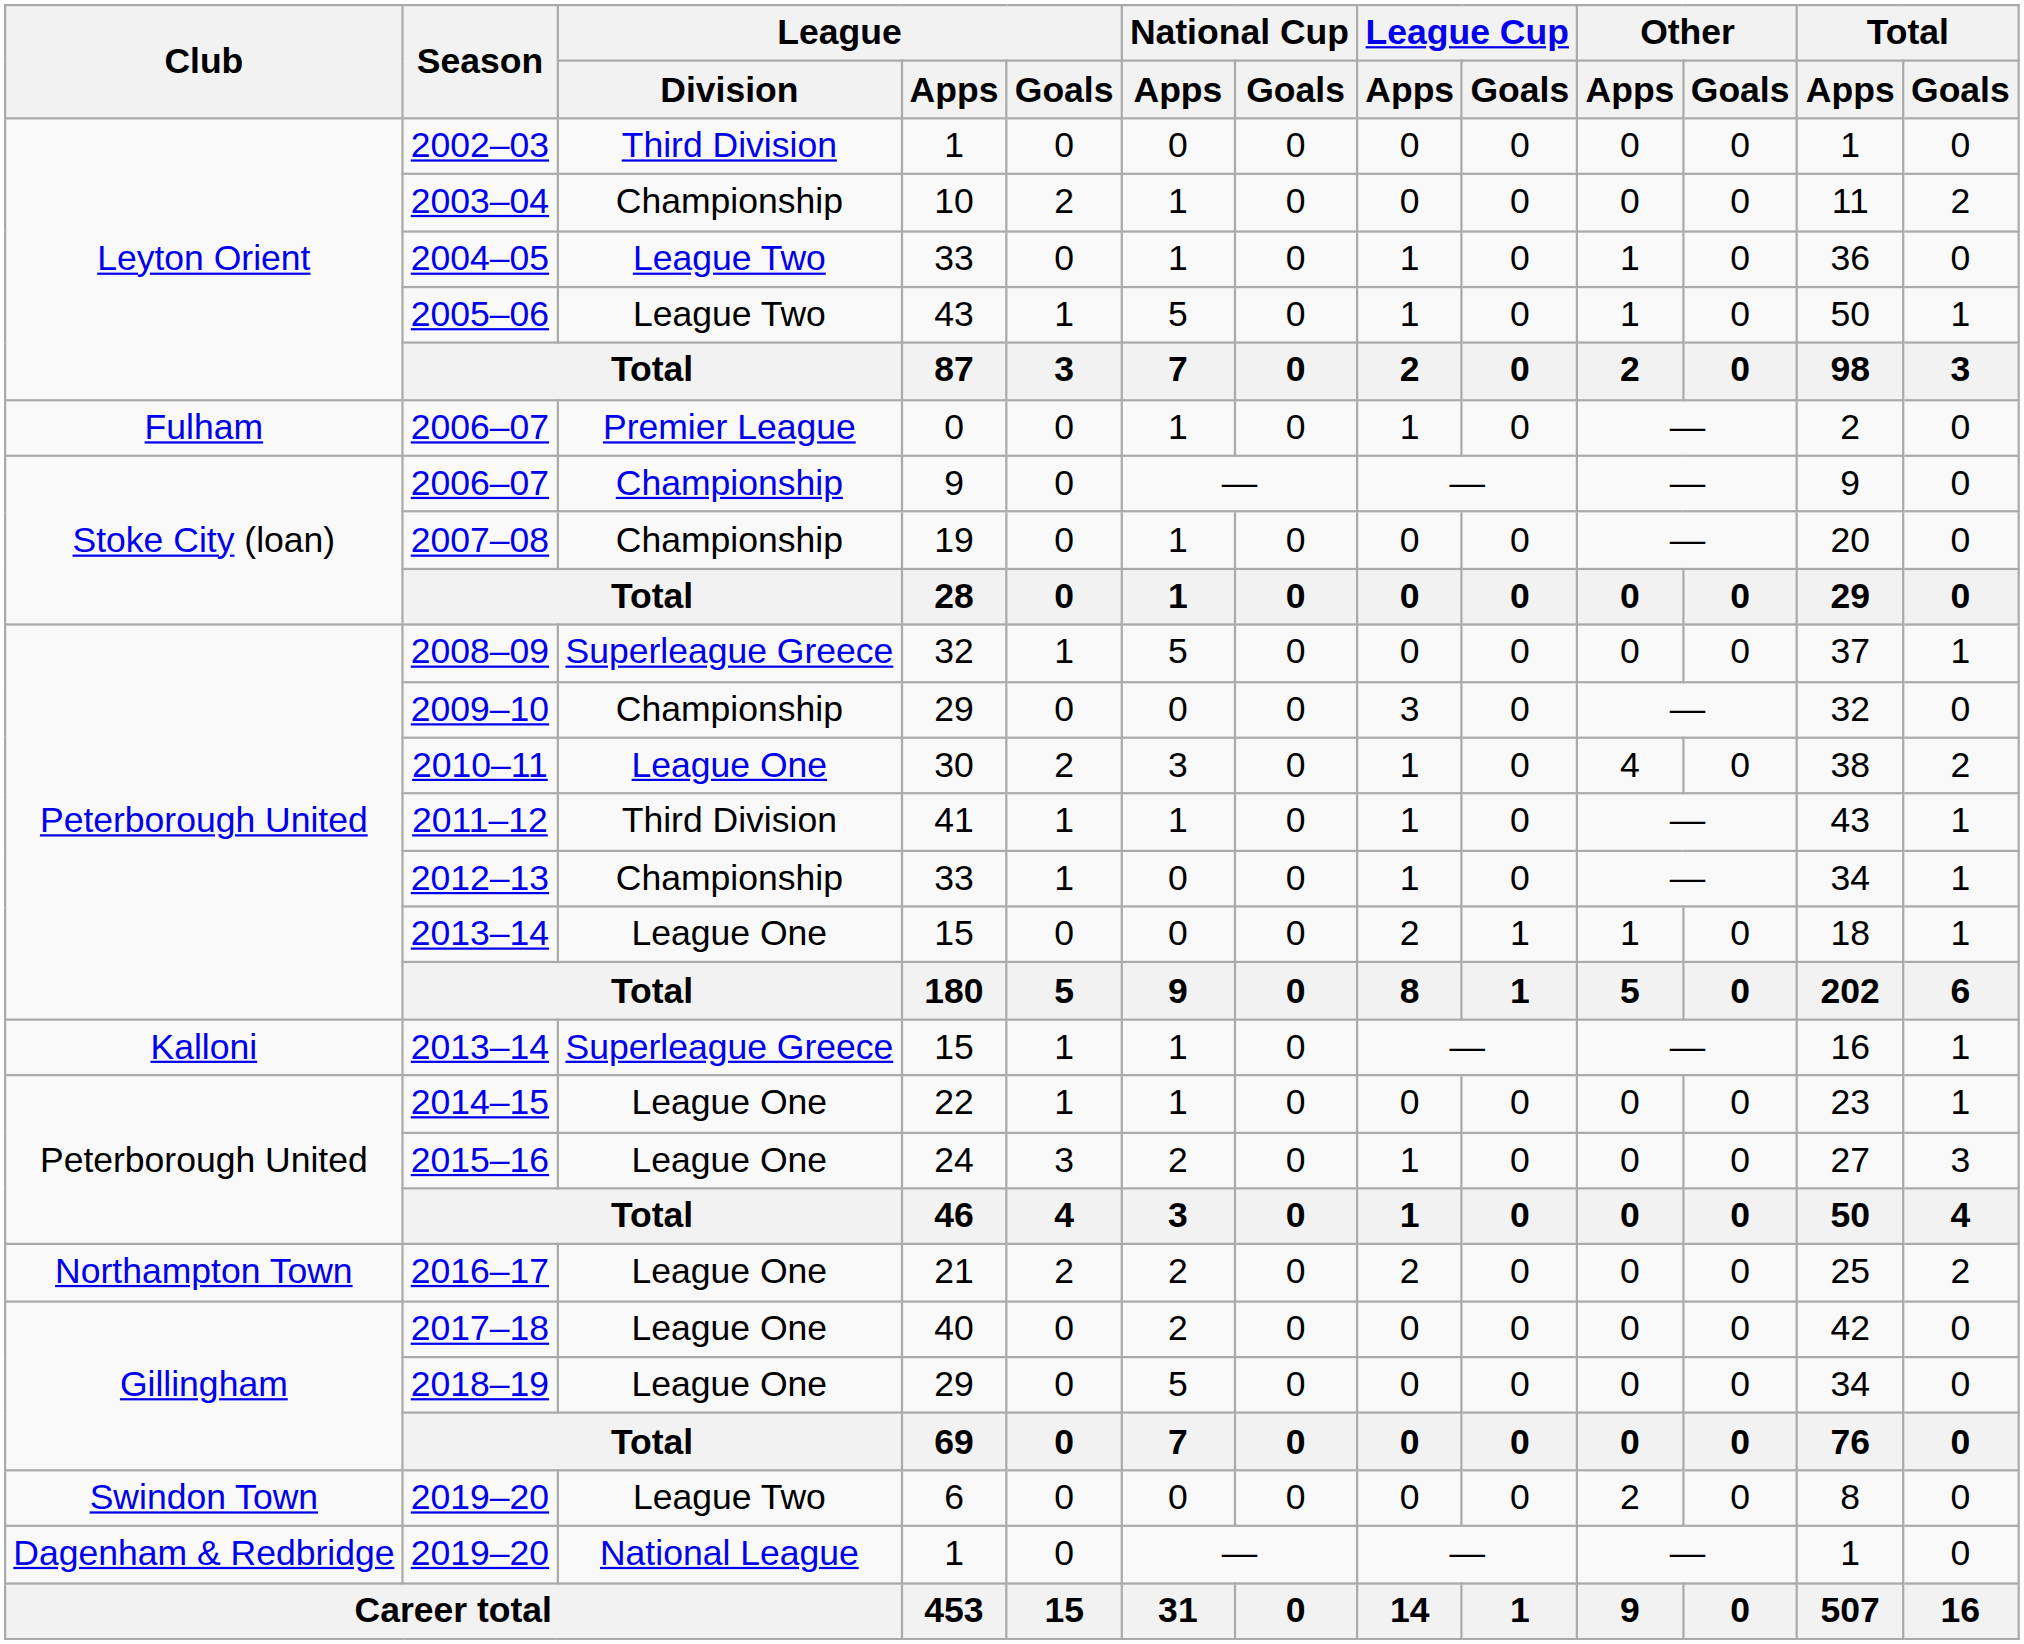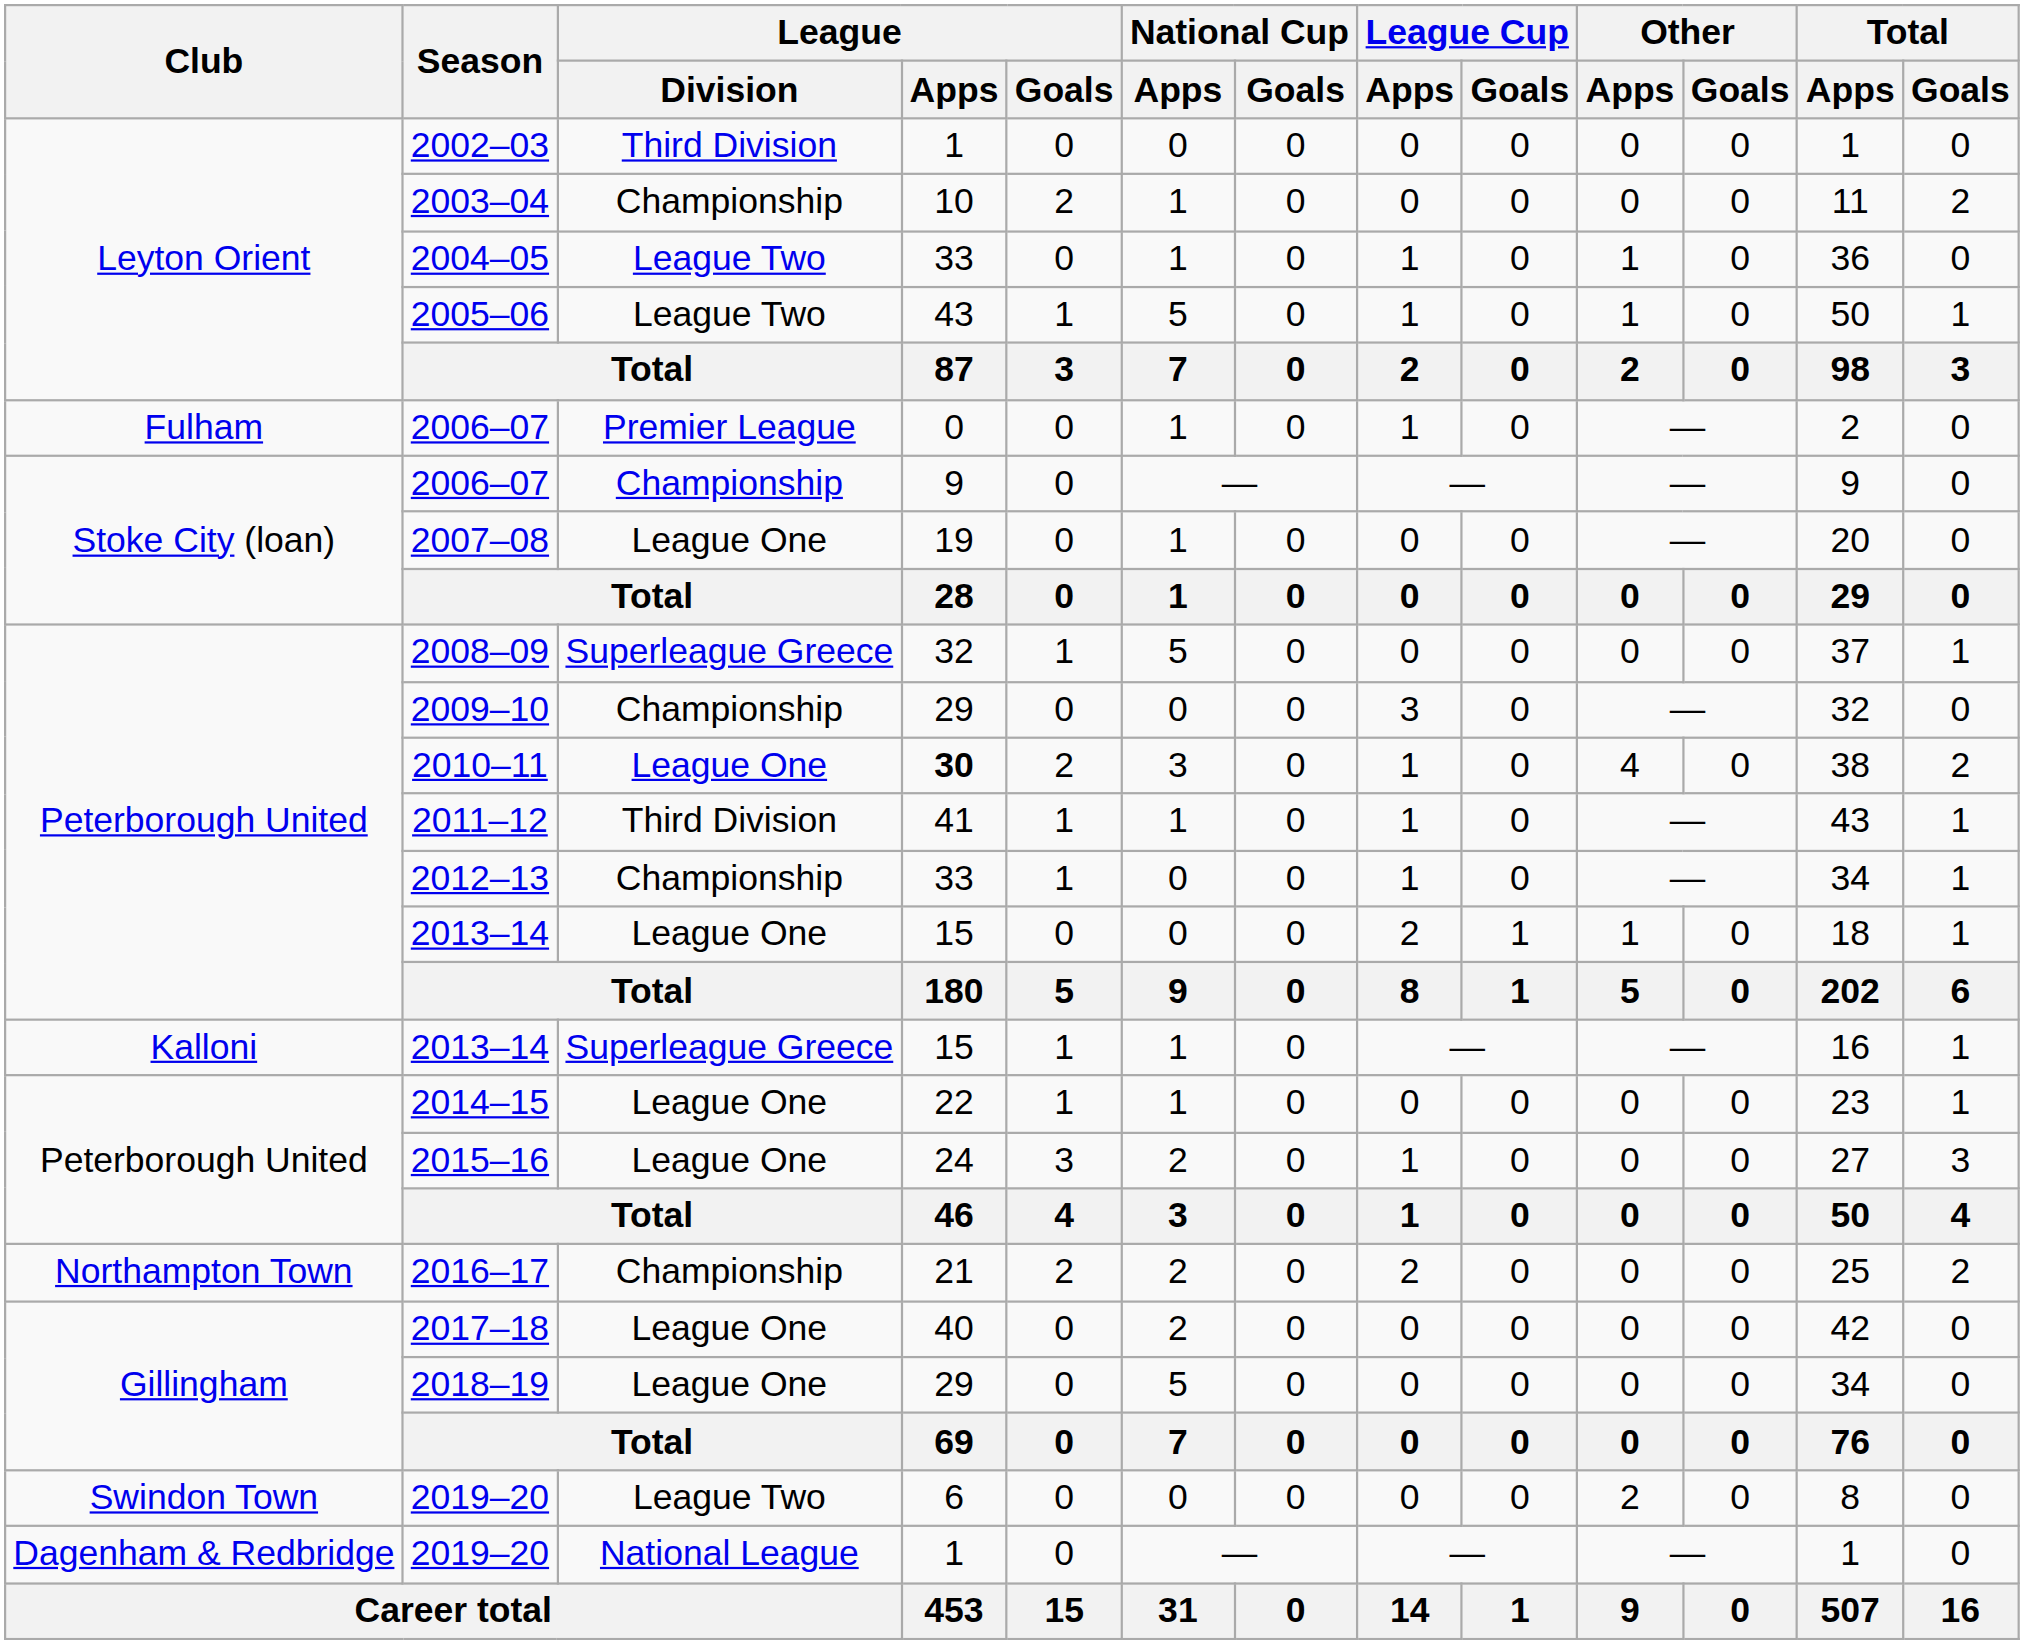(729, 539) Championship -> (729, 539) League One
(954, 764) normal -> (954, 764) bold
(729, 1271) League One -> (729, 1271) Championship
